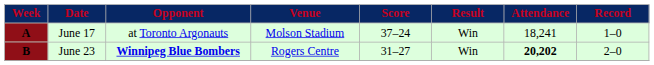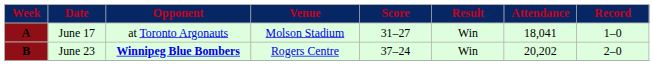(395, 32) 37–24 -> (395, 32) 31–27
(540, 32) 18,241 -> (540, 32) 18,041
(395, 51) 31–27 -> (395, 51) 37–24
(540, 51) bold -> (540, 51) normal
